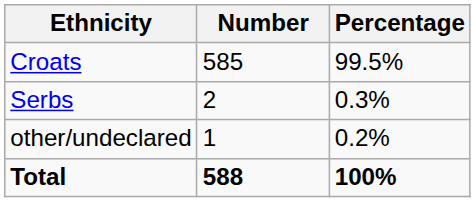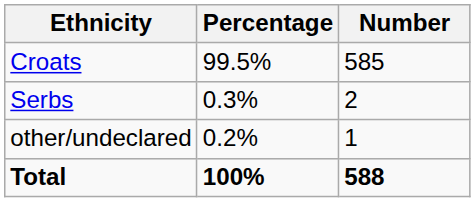columns swapped: (263, 23) <-> (400, 23)
